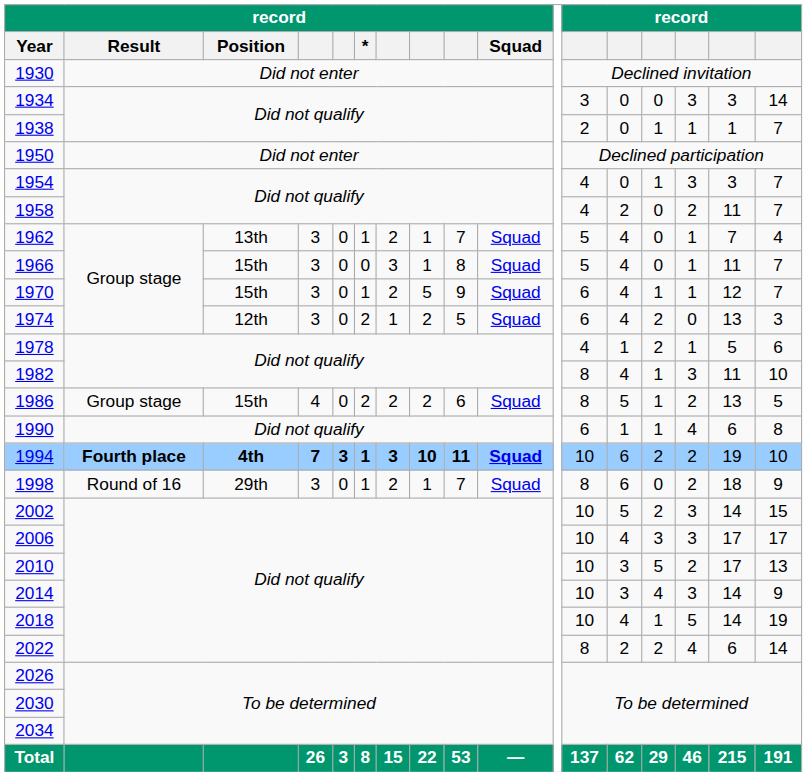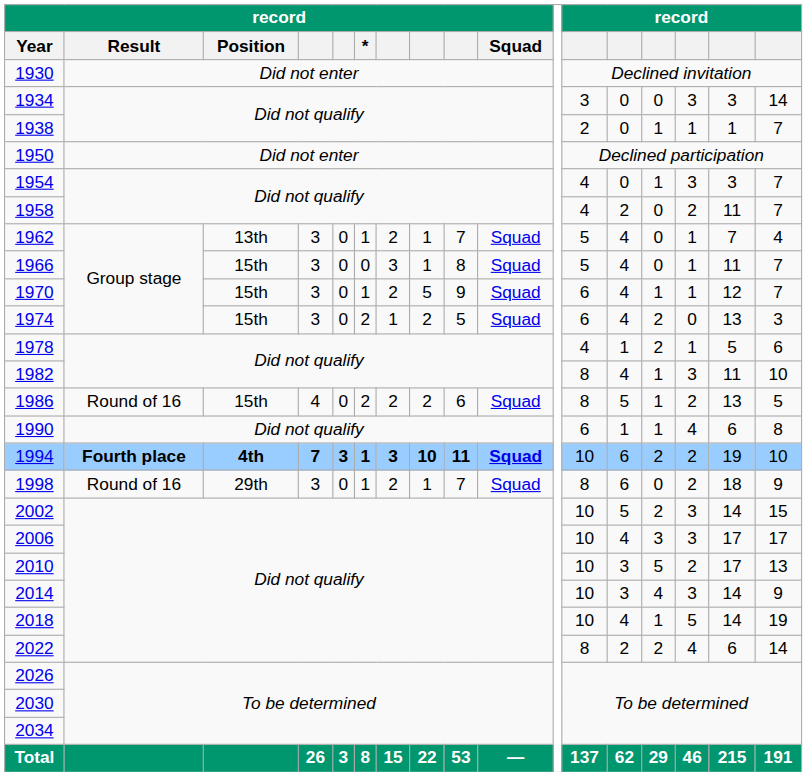(251, 319) 12th -> (251, 319) 15th
(134, 401) Group stage -> (134, 401) Round of 16
